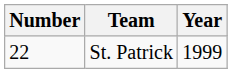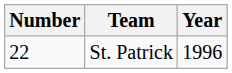(202, 52) 1999 -> (202, 52) 1996
